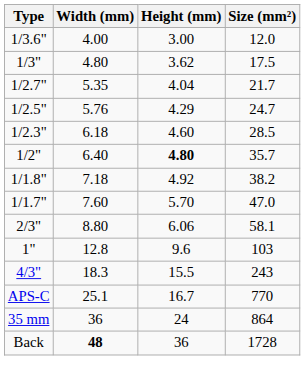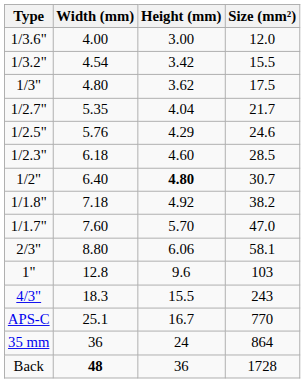+ row: (29, 62)
(262, 109) 24.7 -> (262, 132) 24.6
(262, 156) 35.7 -> (262, 179) 30.7
